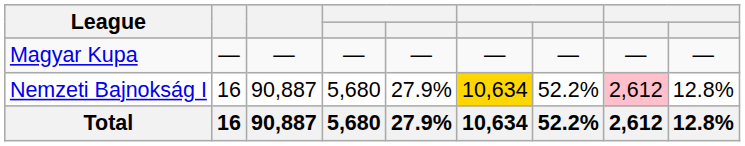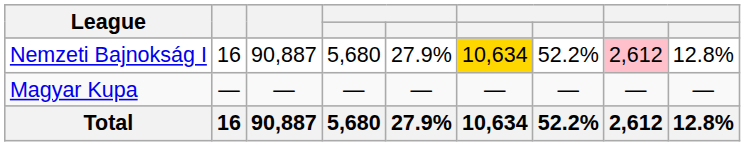rows swapped: (108, 89) <-> (74, 55)
